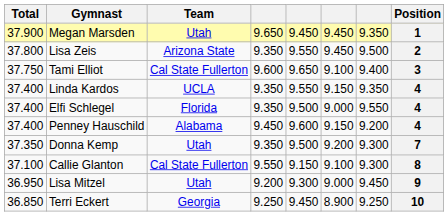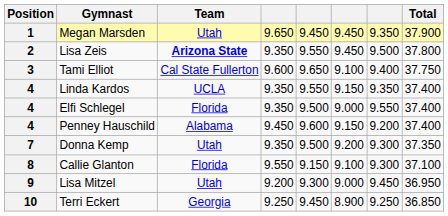columns swapped: (418, 14) <-> (25, 14)
(199, 51) normal -> (209, 51) bold
(199, 164) Cal State Fullerton -> (209, 164) Florida
